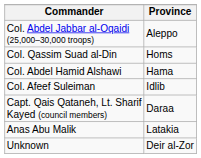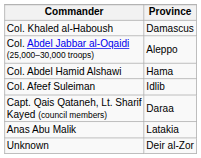+ row: (60, 28)
- row: (62, 55)
